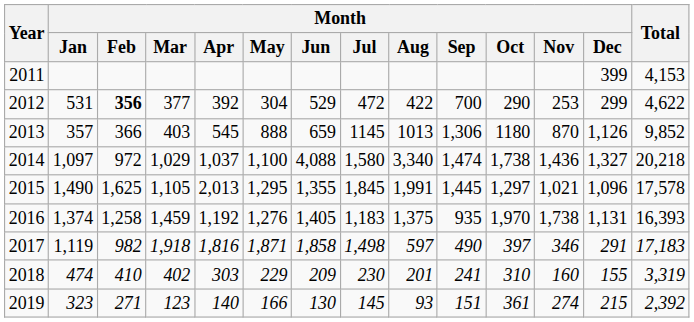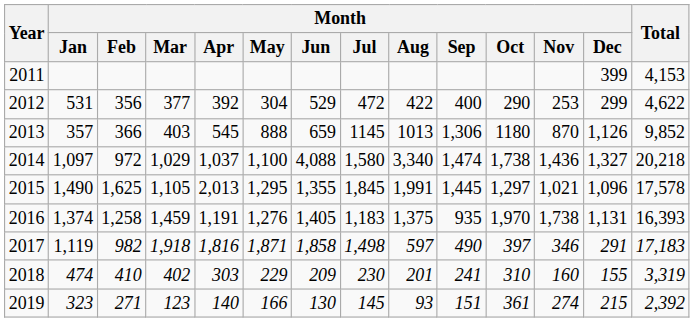(128, 103) bold -> (128, 103) normal
(468, 103) 700 -> (468, 103) 400
(219, 217) 1,192 -> (219, 217) 1,191
